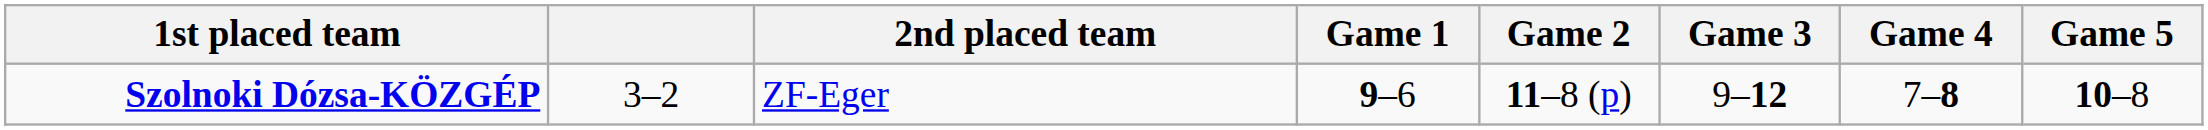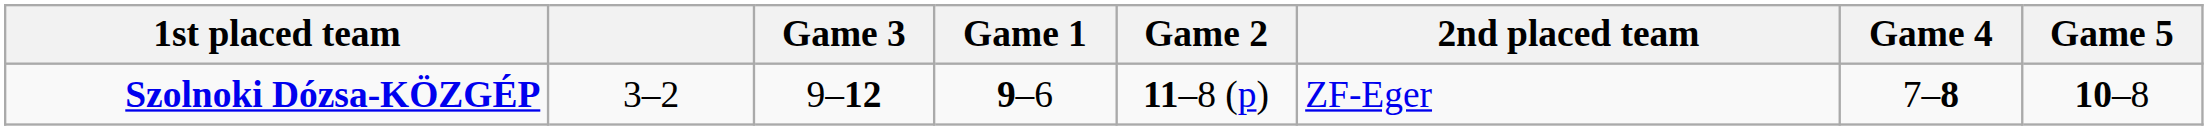columns swapped: (1025, 34) <-> (1750, 34)
